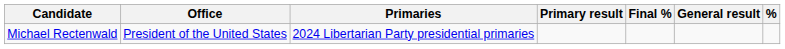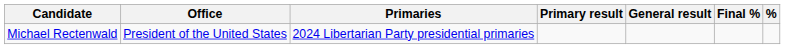columns swapped: (650, 14) <-> (719, 14)
